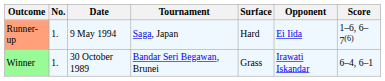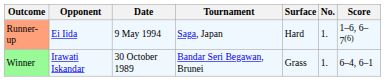columns swapped: (58, 11) <-> (306, 11)
